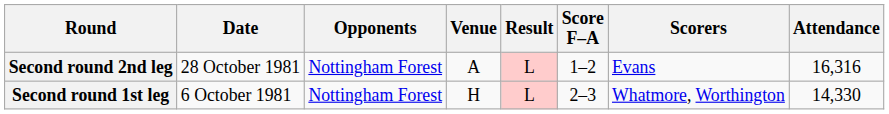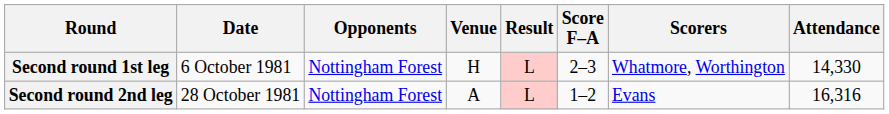rows swapped: (91, 94) <-> (91, 66)
